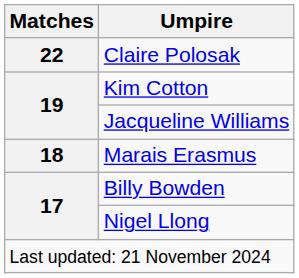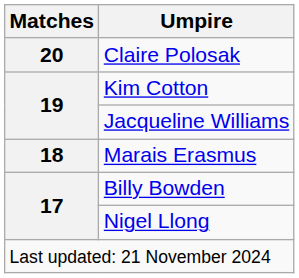(52, 54) 22 -> (52, 54) 20
